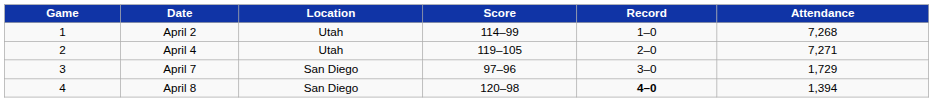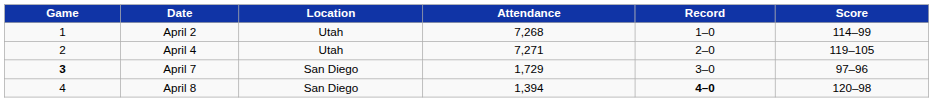columns swapped: (500, 13) <-> (823, 13)
(62, 69) normal -> (62, 69) bold
